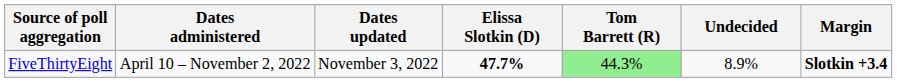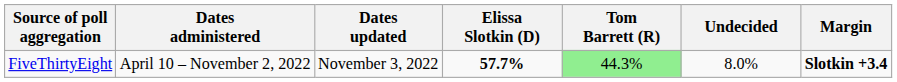(502, 63) 47.7% -> (502, 63) 57.7%
(741, 63) 8.9% -> (741, 63) 8.0%
